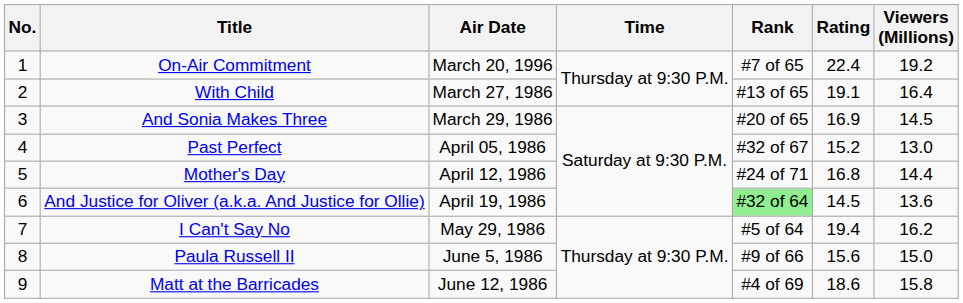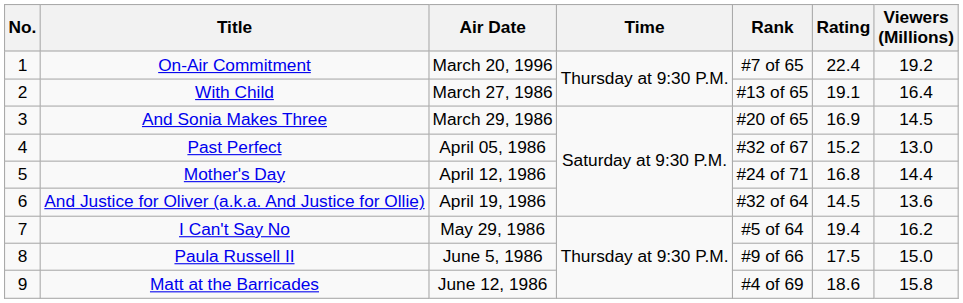(772, 202) lightgreen background -> (772, 202) no background
(843, 256) 15.6 -> (843, 256) 17.5
